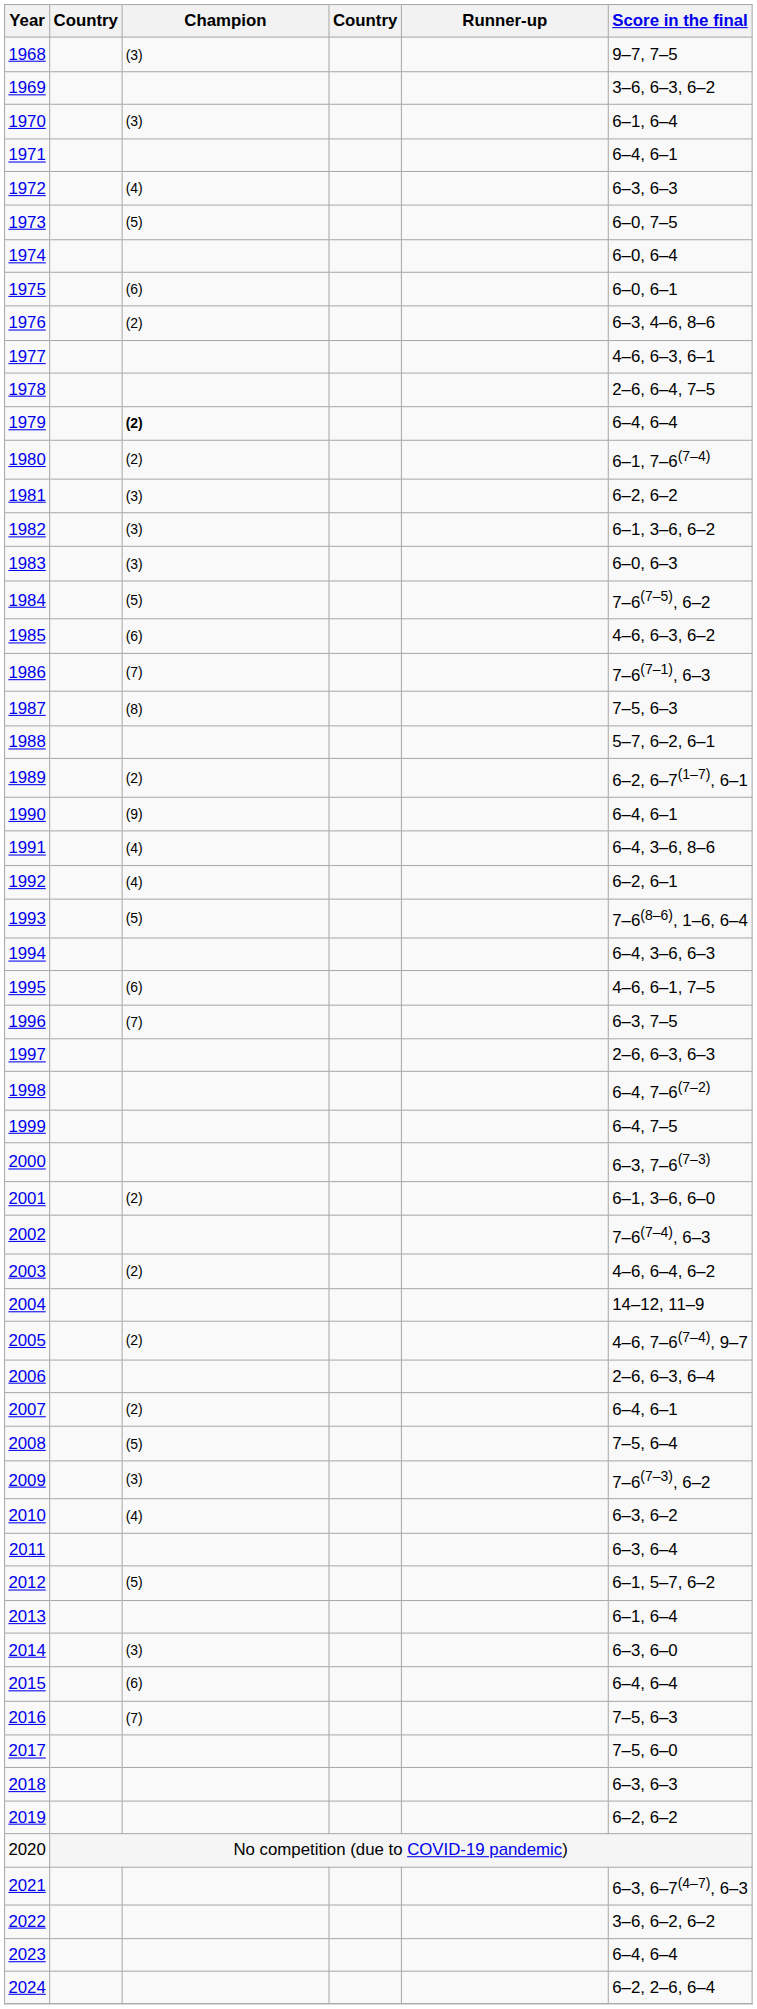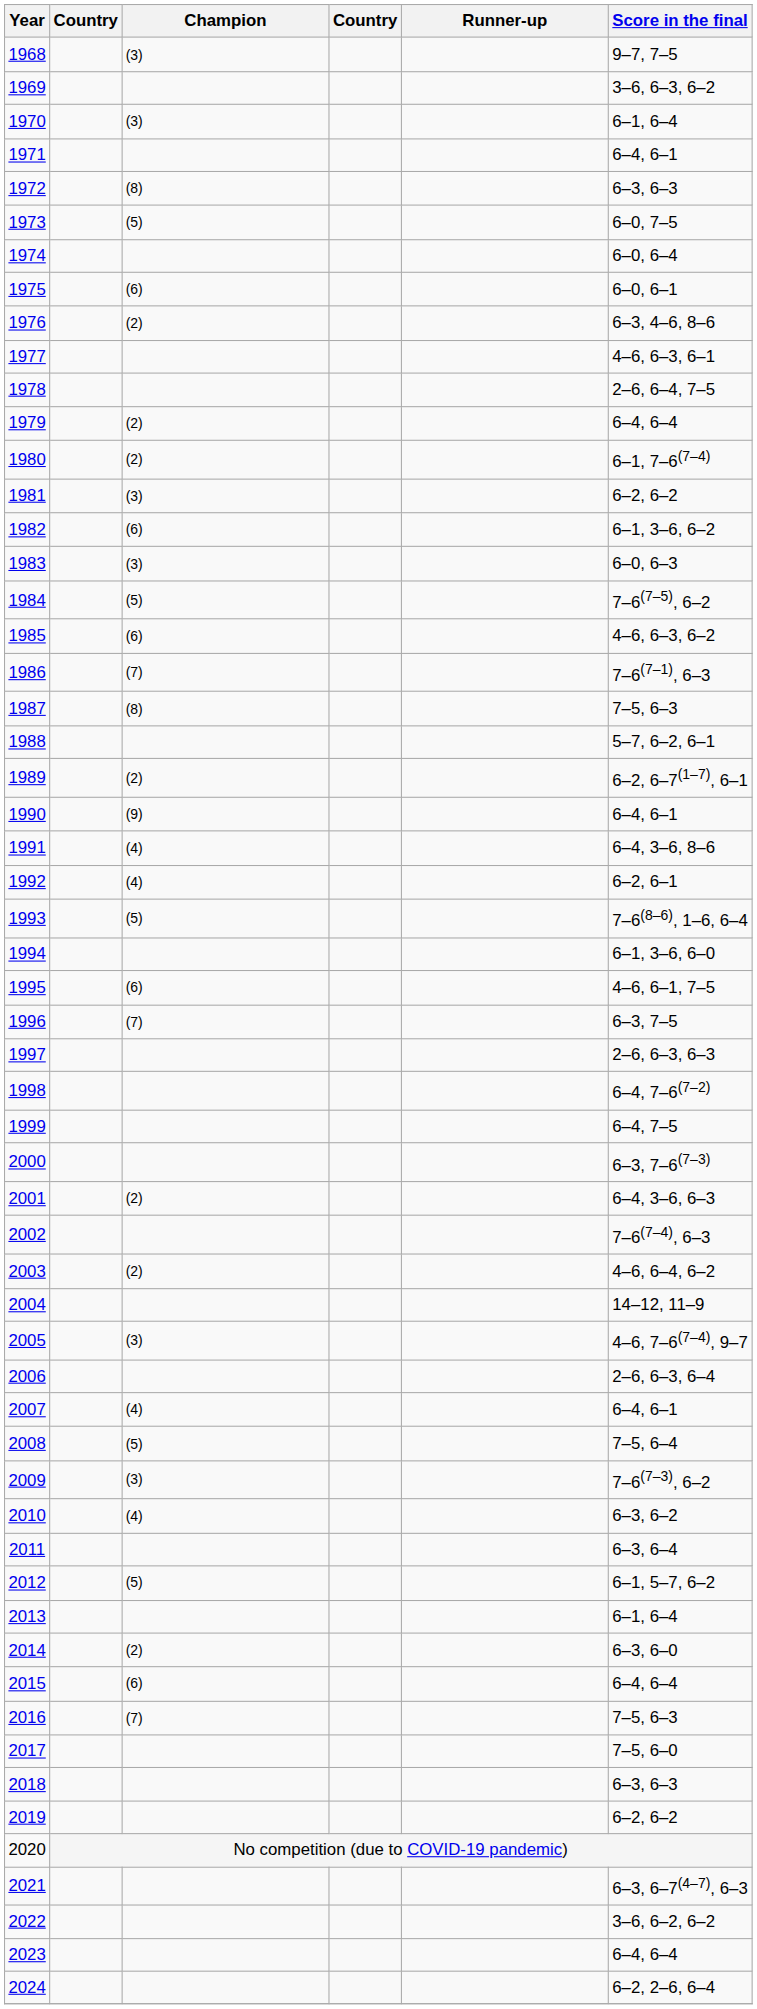(134, 188) (4) -> (134, 188) (8)
(134, 422) bold -> (134, 423) normal
(134, 530) (3) -> (134, 530) (6)
(664, 954) 6–4, 3–6, 6–3 -> (664, 954) 6–1, 3–6, 6–0
(664, 1198) 6–1, 3–6, 6–0 -> (664, 1198) 6–4, 3–6, 6–3
(134, 1340) (2) -> (134, 1340) (3)
(134, 1410) (2) -> (134, 1410) (4)
(134, 1650) (3) -> (134, 1650) (2)
